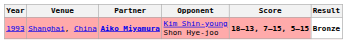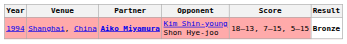(15, 28) 1993 -> (15, 28) 1994
(270, 28) bold -> (270, 28) normal
